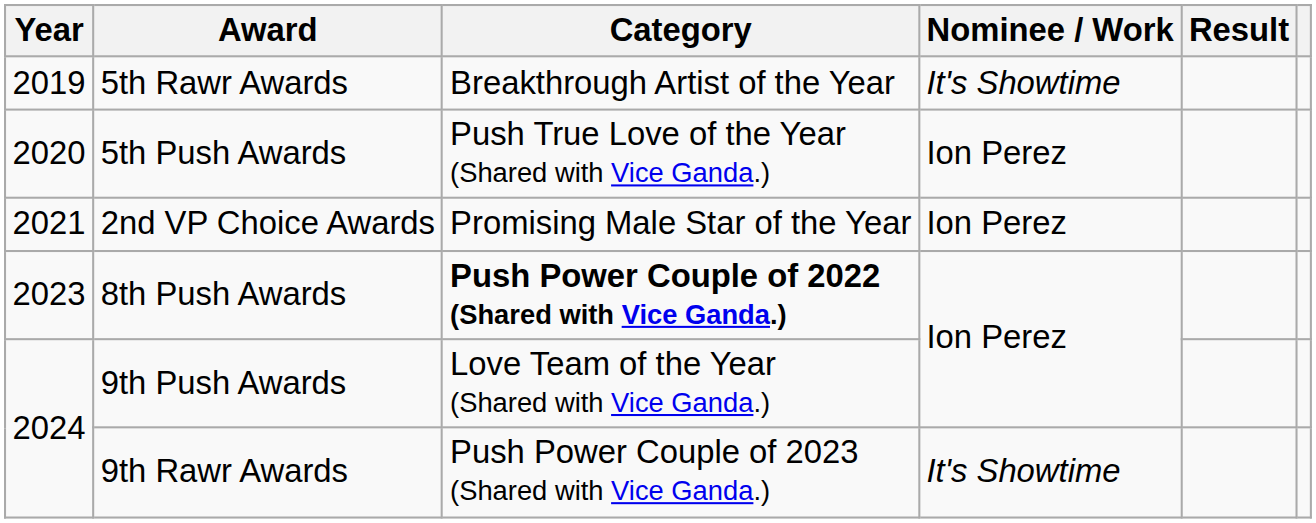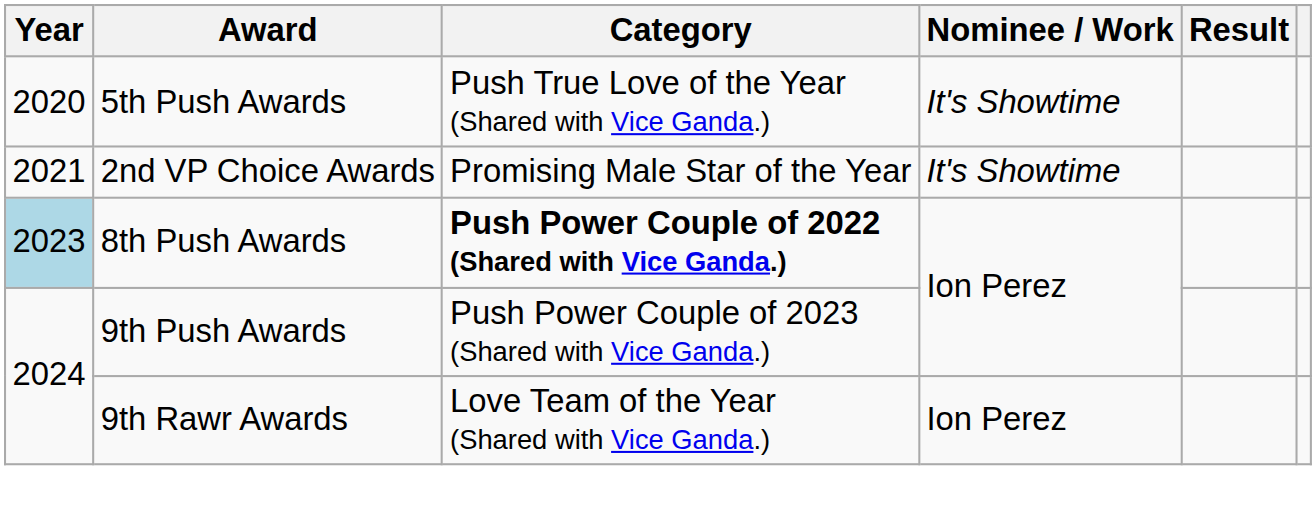- row: (224, 82)
(997, 152) Ion Perez -> (1024, 100) It's Showtime
(997, 223) Ion Perez -> (1024, 171) It's Showtime
(49, 293) no background -> (49, 241) lightblue background
(613, 382) Love Team of the Year (Shared with Vice Ganda.) -> (654, 330) Push Power Couple of 2023 (Shared with Vice Ganda.)
(654, 471) Push Power Couple of 2023 (Shared with Vice Ganda.) -> (613, 419) Love Team of the Year (Shared with Vice Ganda.)
(1024, 471) It's Showtime -> (997, 419) Ion Perez
